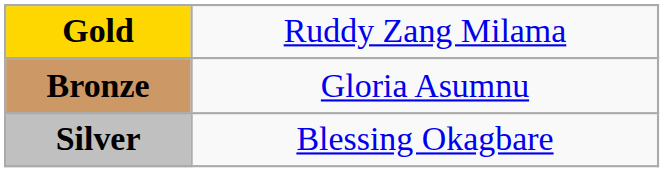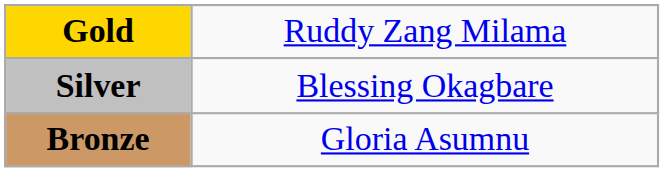rows swapped: (98, 138) <-> (98, 85)
